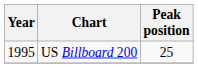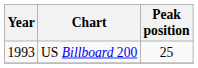(21, 52) 1995 -> (21, 52) 1993
